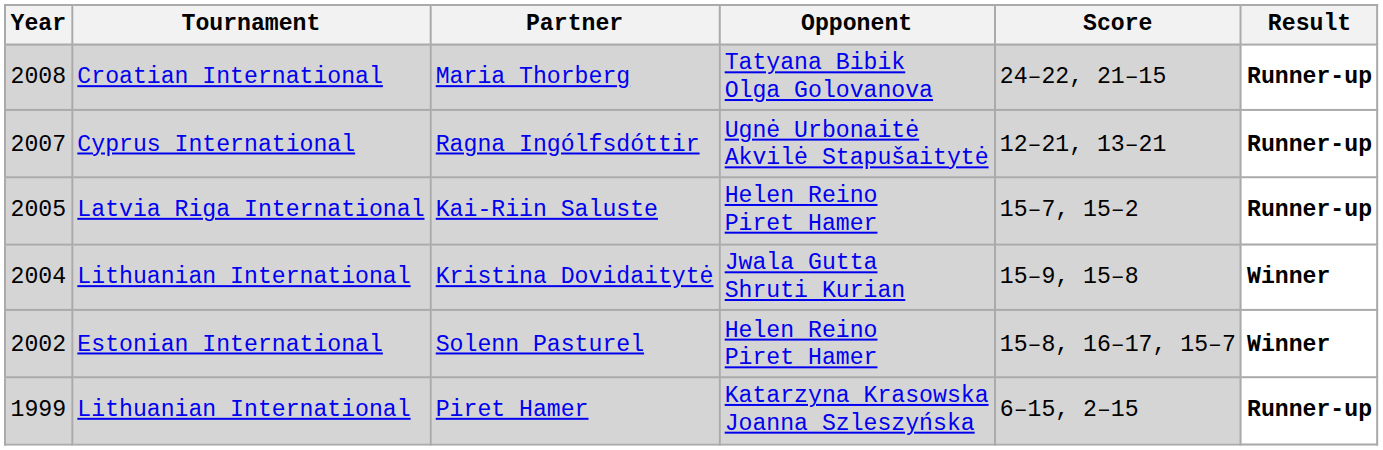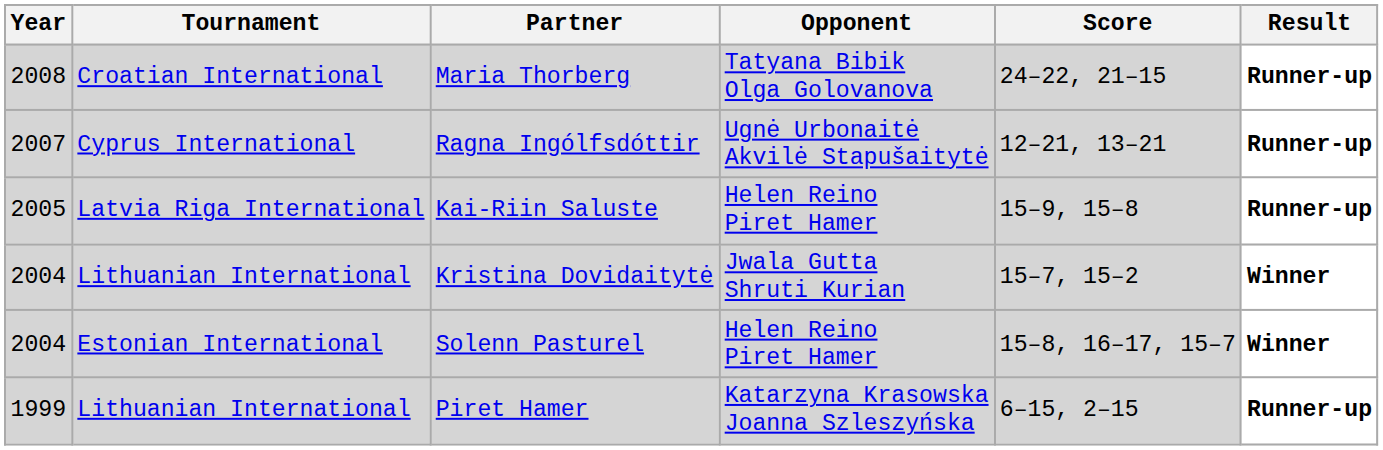(1069, 210) 15–7, 15–2 -> (1069, 210) 15–9, 15–8
(1069, 277) 15–9, 15–8 -> (1069, 277) 15–7, 15–2
(38, 343) 2002 -> (38, 343) 2004
